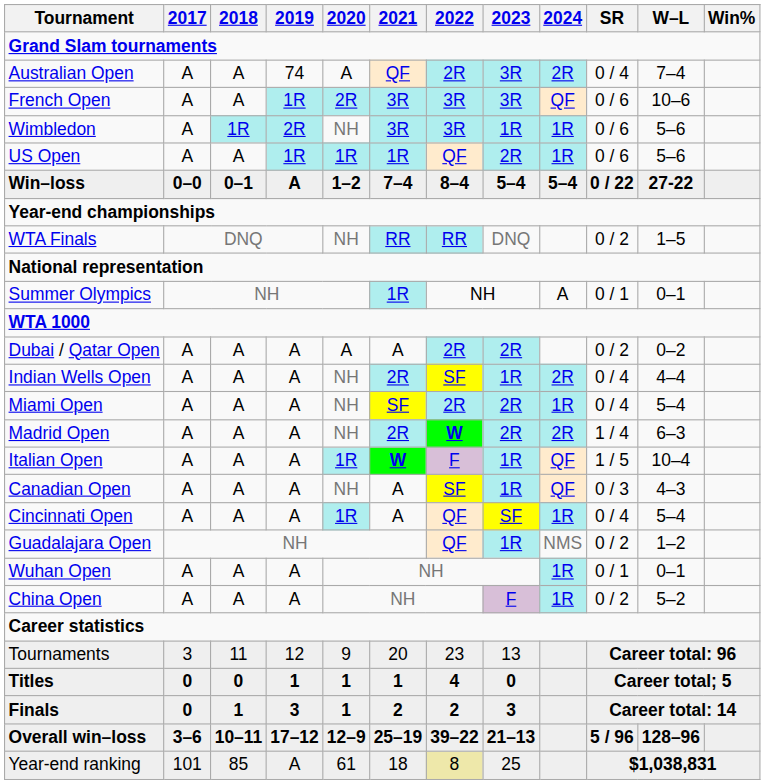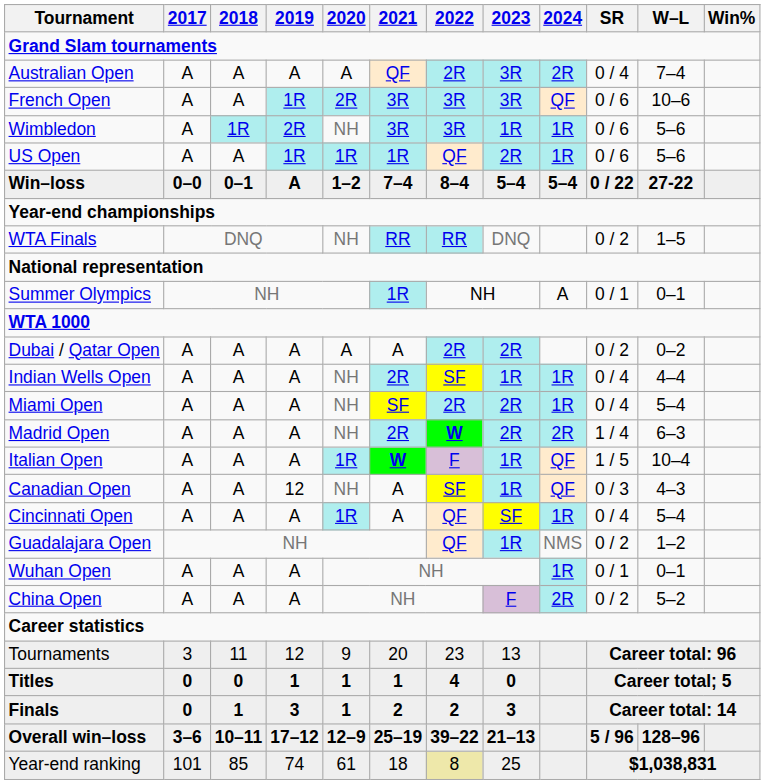(295, 73) 74 -> (295, 73) A
(563, 377) 2R -> (563, 377) 1R
(295, 488) A -> (295, 488) 12
(563, 599) 1R -> (563, 599) 2R
(295, 765) A -> (295, 765) 74
